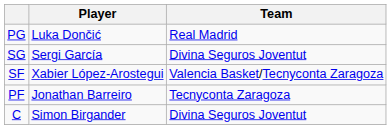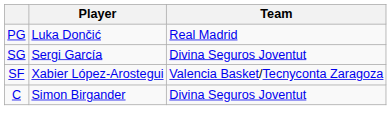- row: (16, 94)
